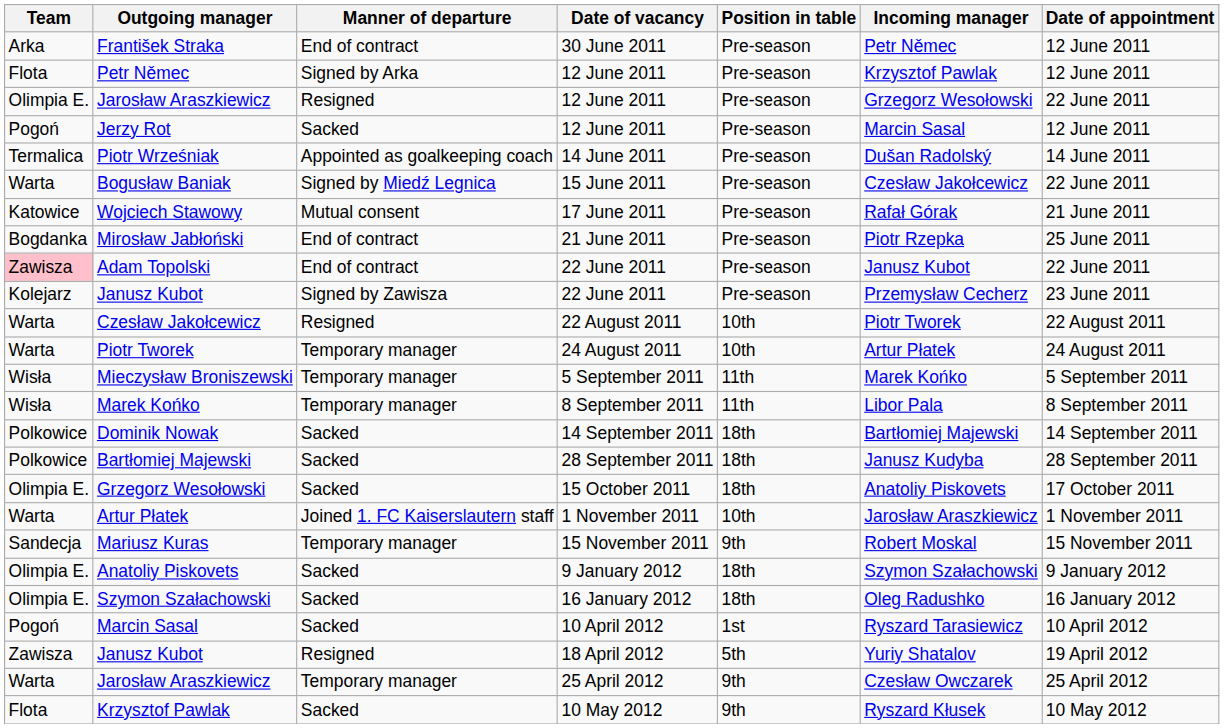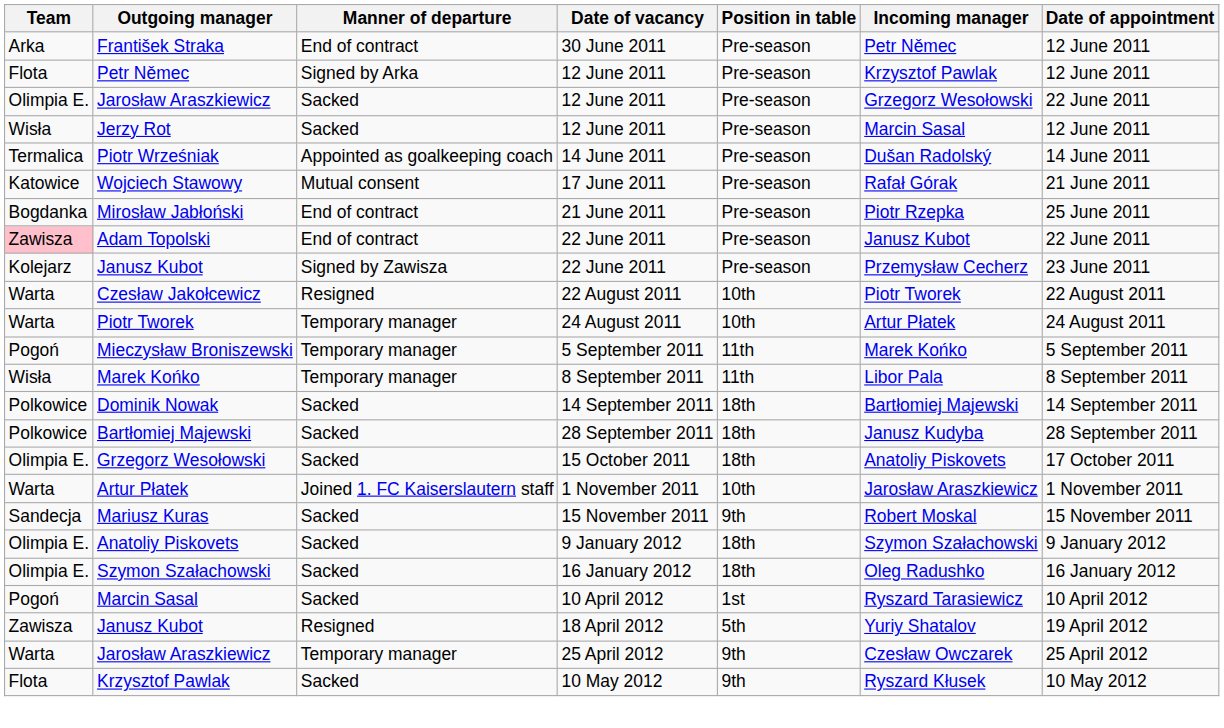(338, 101) Resigned -> (330, 101) Sacked
(34, 128) Pogoń -> (30, 128) Wisła
- row: (164, 184)
(30, 377) Wisła -> (34, 350) Pogoń
(379, 543) Temporary manager -> (330, 516) Sacked
